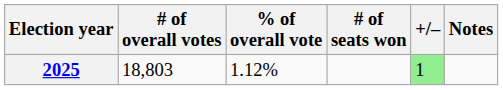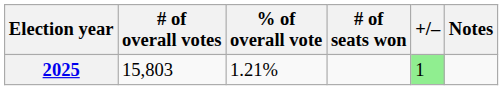(148, 69) 18,803 -> (148, 69) 15,803
(254, 69) 1.12% -> (254, 69) 1.21%
